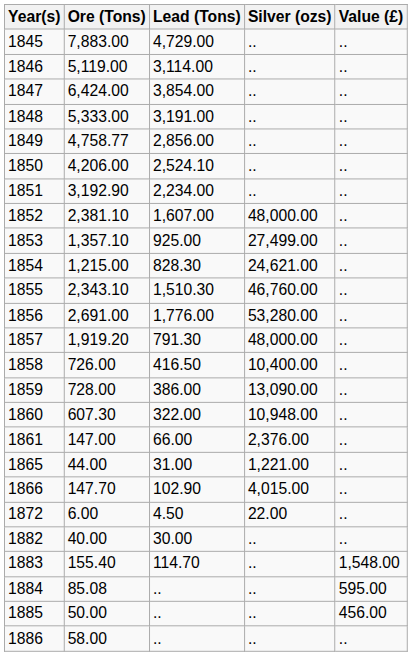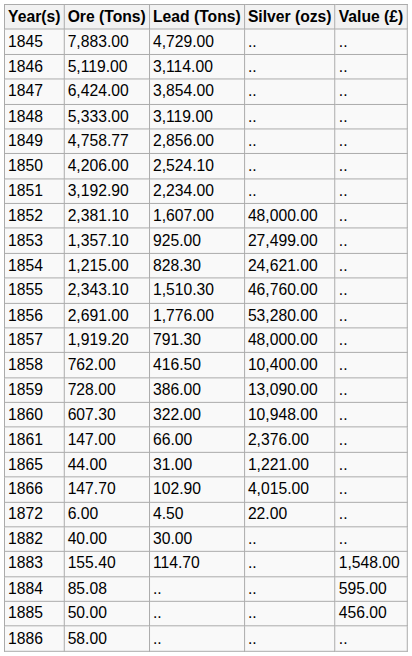(183, 116) 3,191.00 -> (183, 116) 3,119.00
(92, 365) 726.00 -> (92, 365) 762.00
